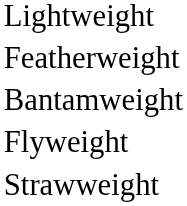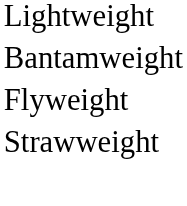- row: (92, 57)
